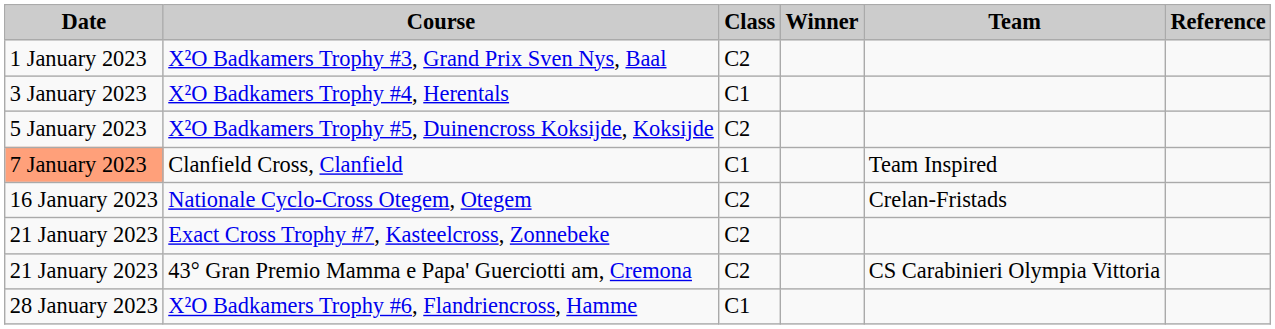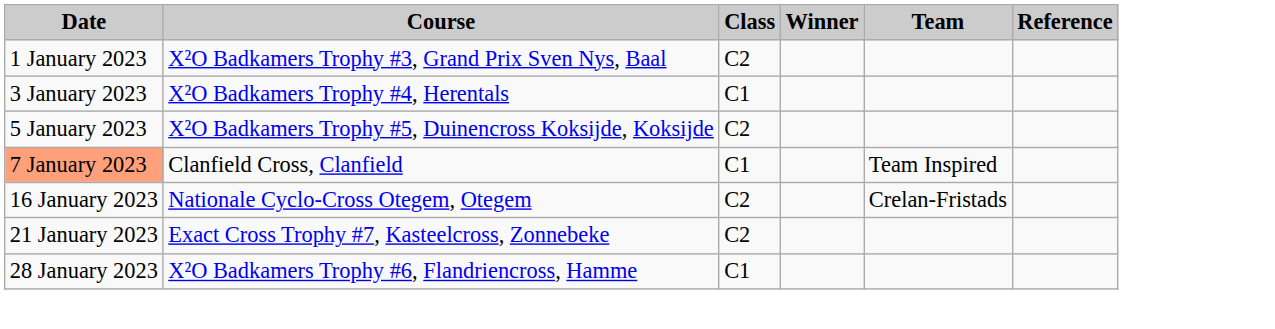- row: (430, 270)
